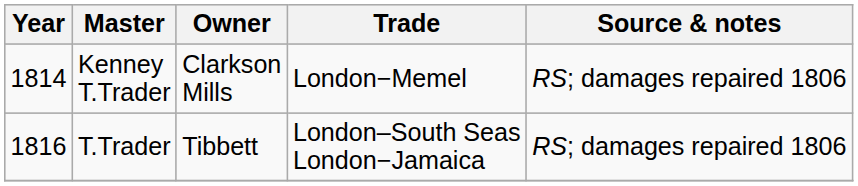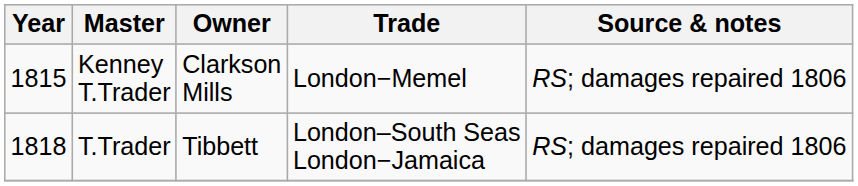(39, 78) 1814 -> (39, 78) 1815
(39, 146) 1816 -> (39, 146) 1818
